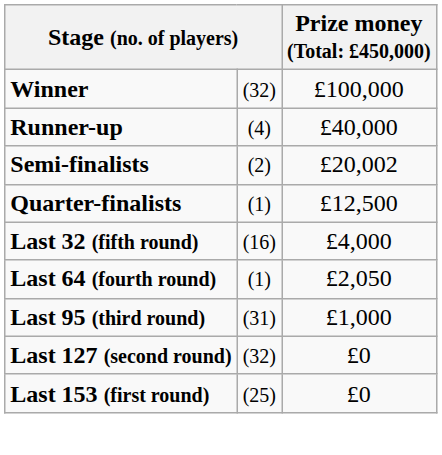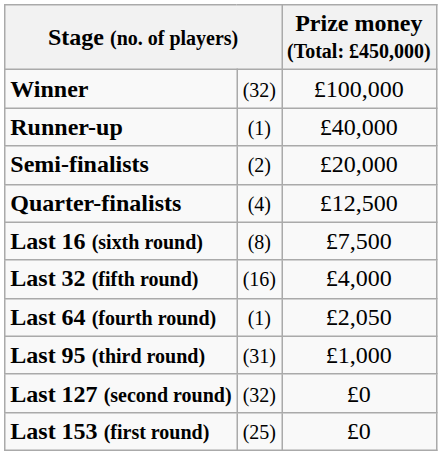(259, 128) (4) -> (259, 128) (1)
(359, 164) £20,002 -> (359, 164) £20,000
(259, 204) (1) -> (259, 204) (4)
+ row: (107, 240)
